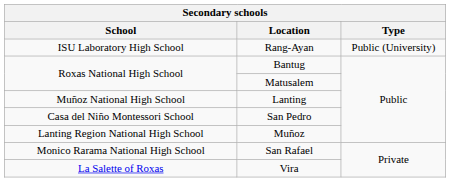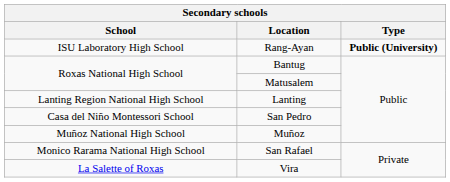(393, 47) normal -> (393, 47) bold
(121, 99) Muñoz National High School -> (121, 99) Lanting Region National High School
(121, 133) Lanting Region National High School -> (121, 133) Muñoz National High School
